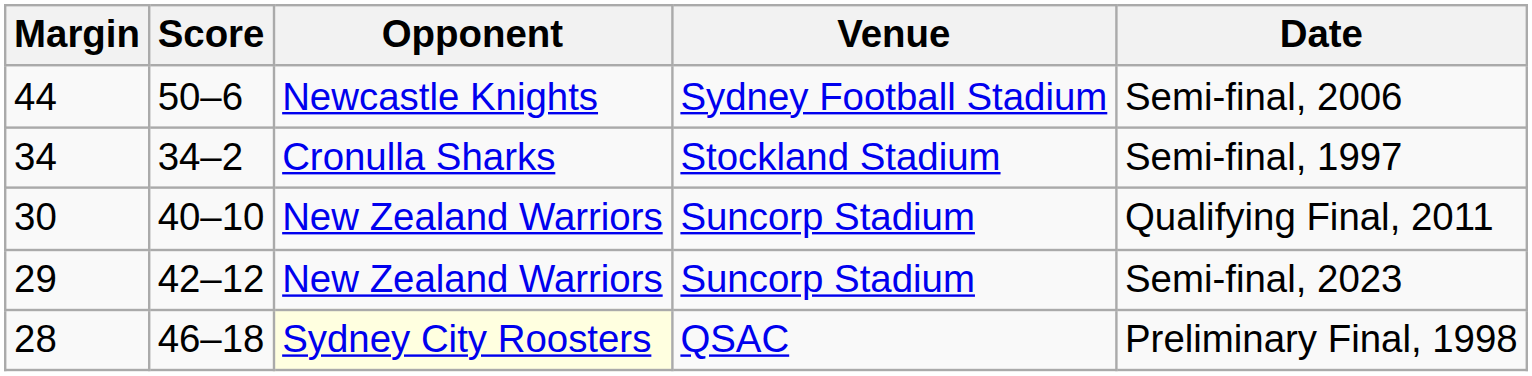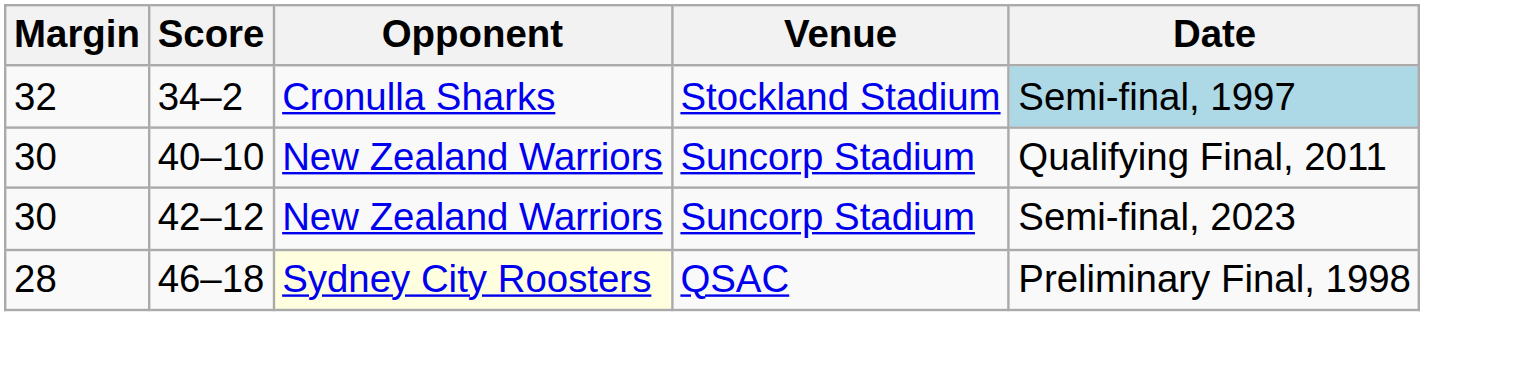- row: (200, 95)
(35, 156) 34 -> (35, 95) 32
(1264, 156) no background -> (1157, 95) lightblue background
(35, 278) 29 -> (35, 217) 30
